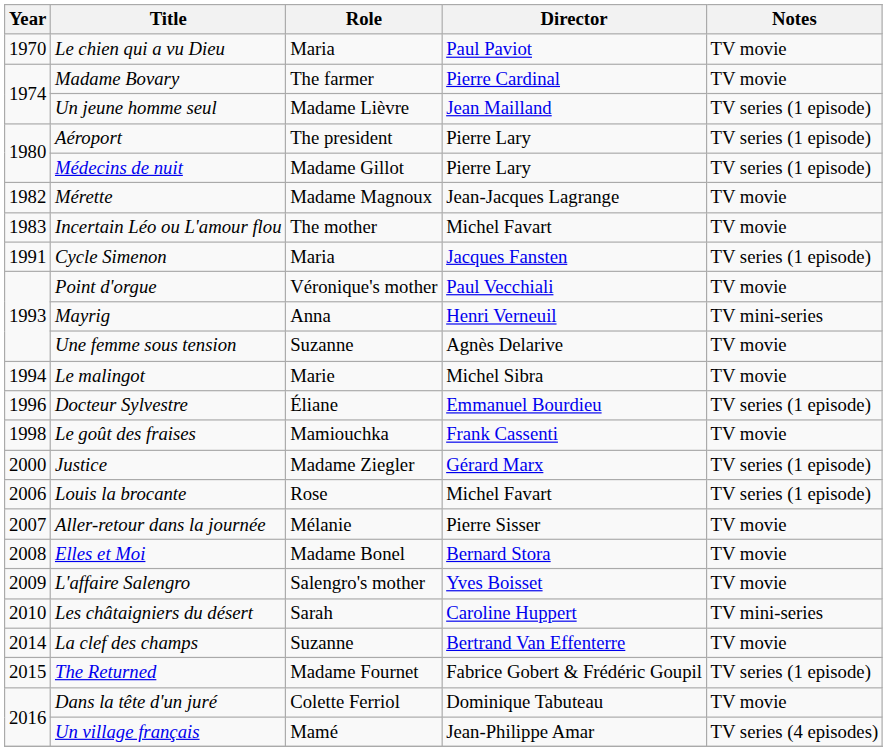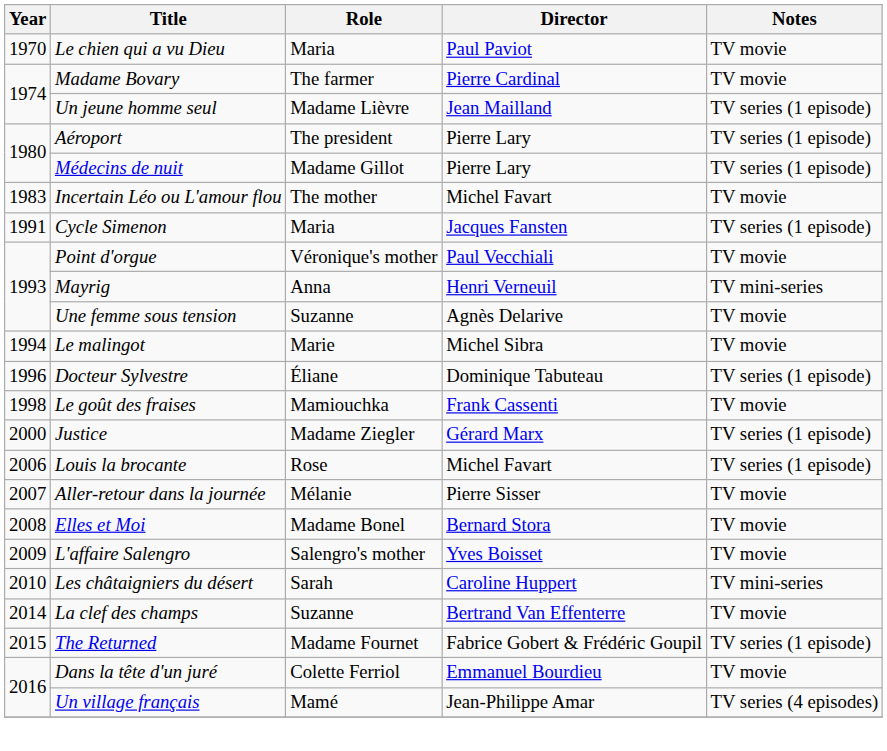- row: (84, 197)
(524, 405) Emmanuel Bourdieu -> (525, 375) Dominique Tabuteau
(525, 702) Dominique Tabuteau -> (524, 672) Emmanuel Bourdieu
